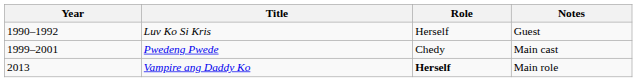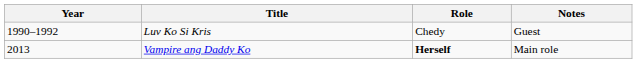(432, 31) Herself -> (430, 31) Chedy
- row: (181, 49)
